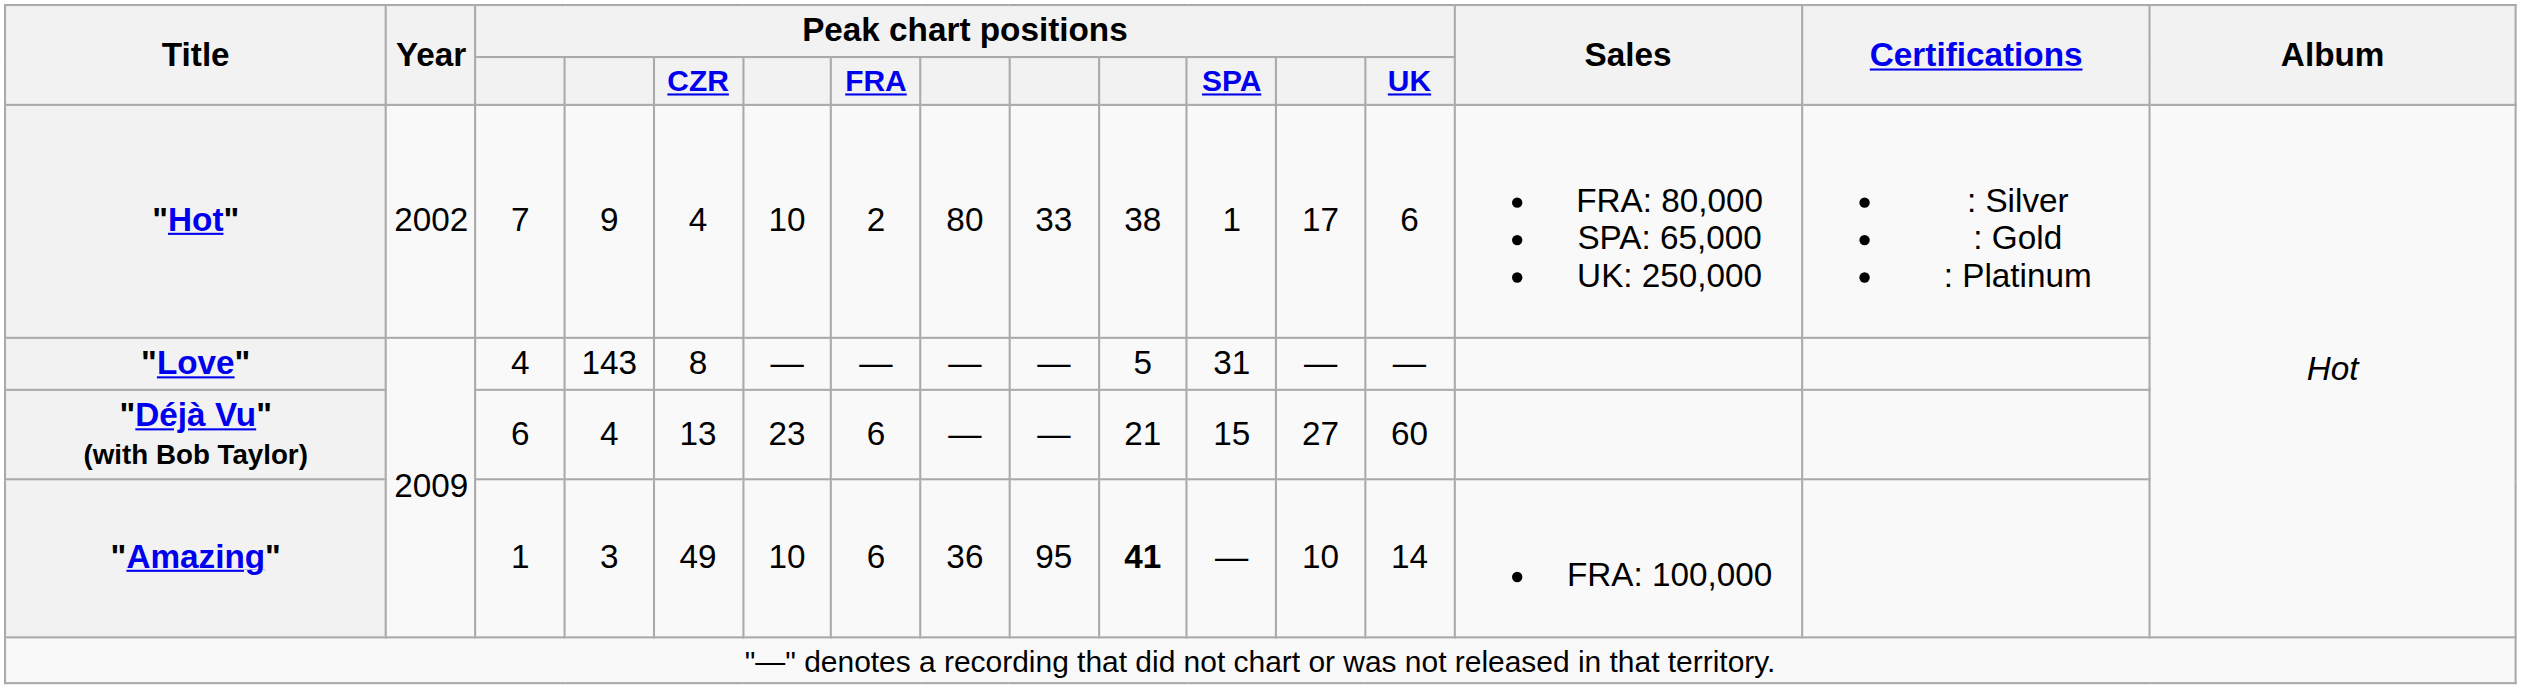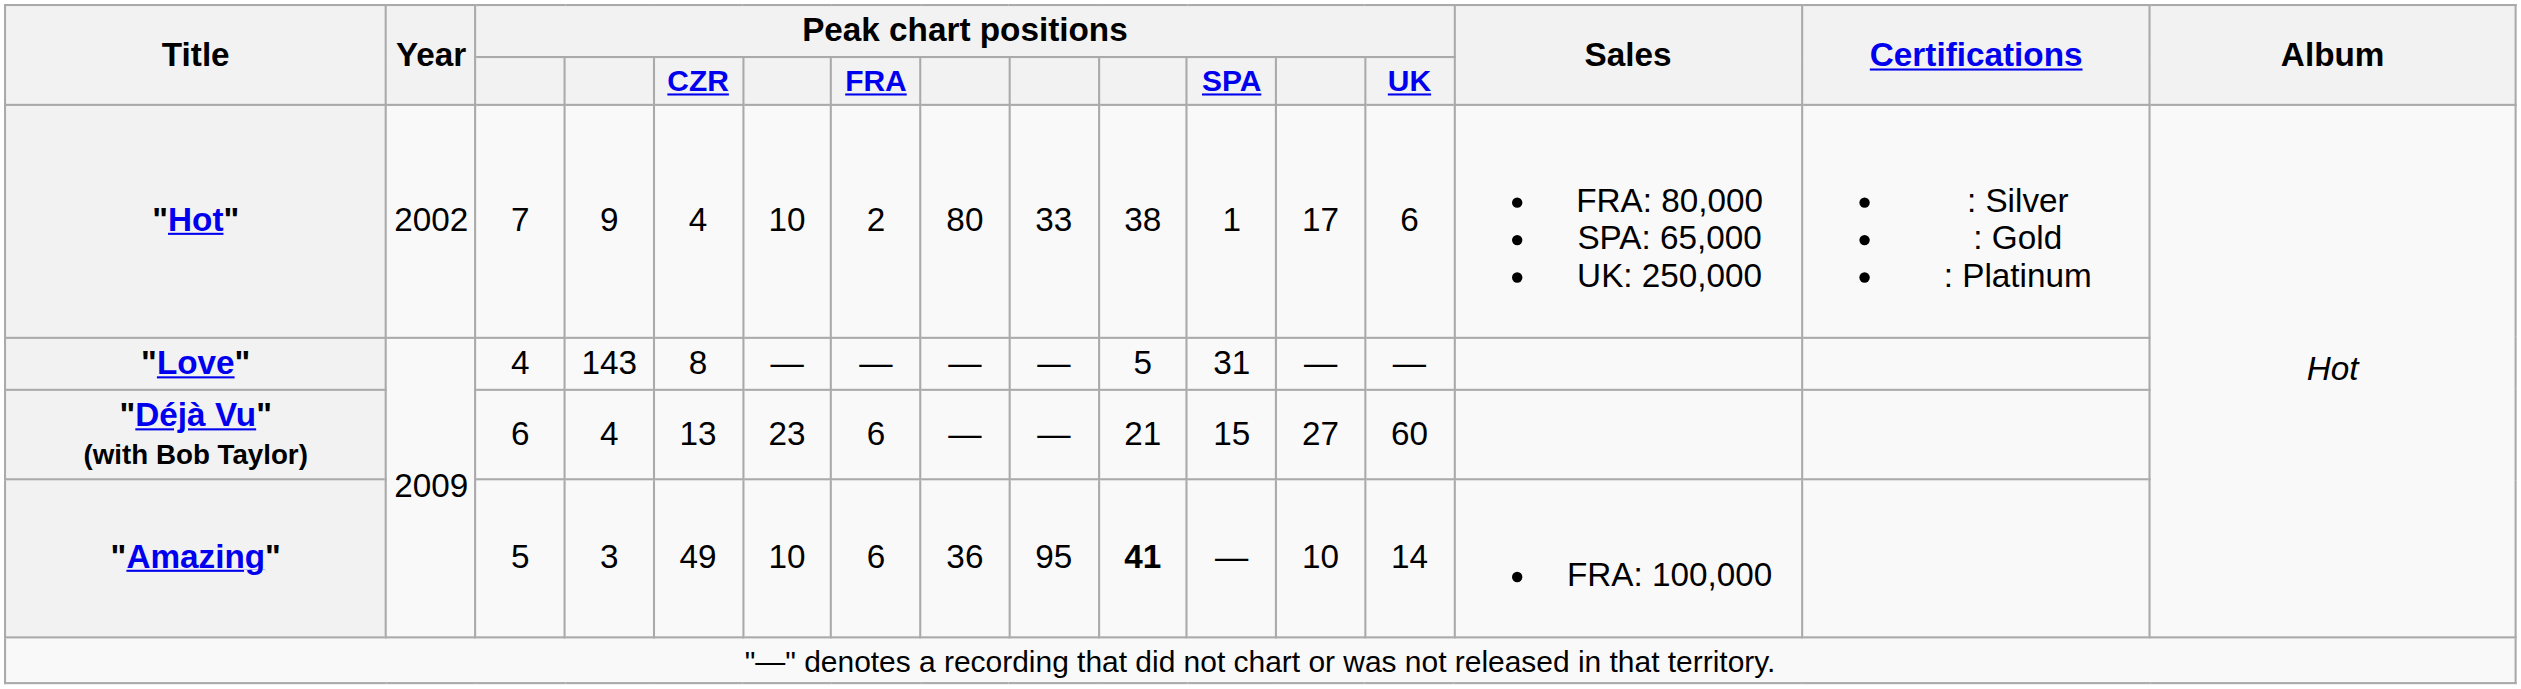(520, 557) 1 -> (520, 557) 5
